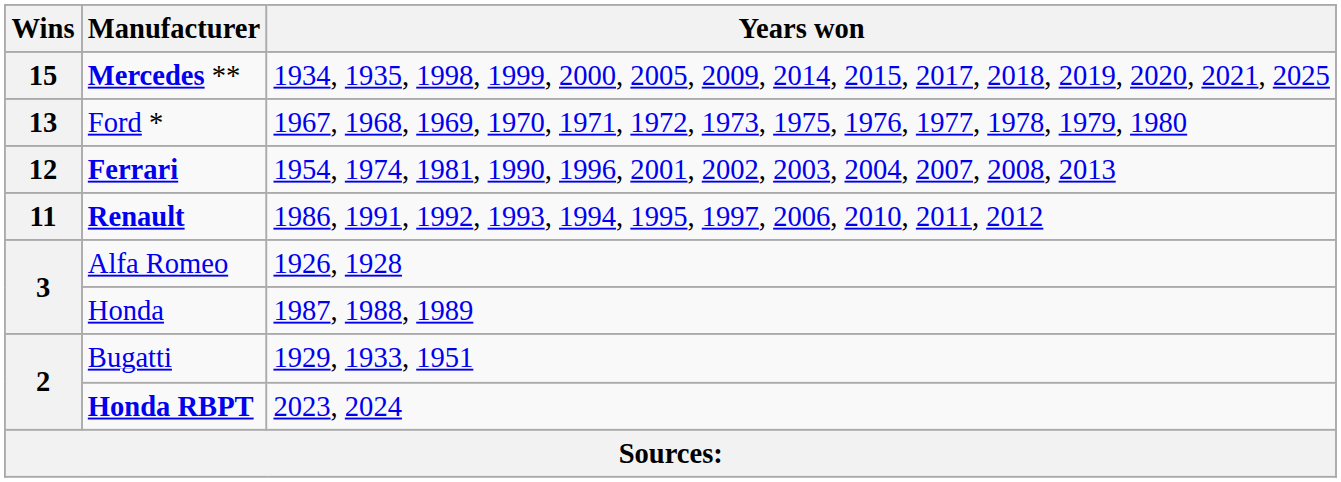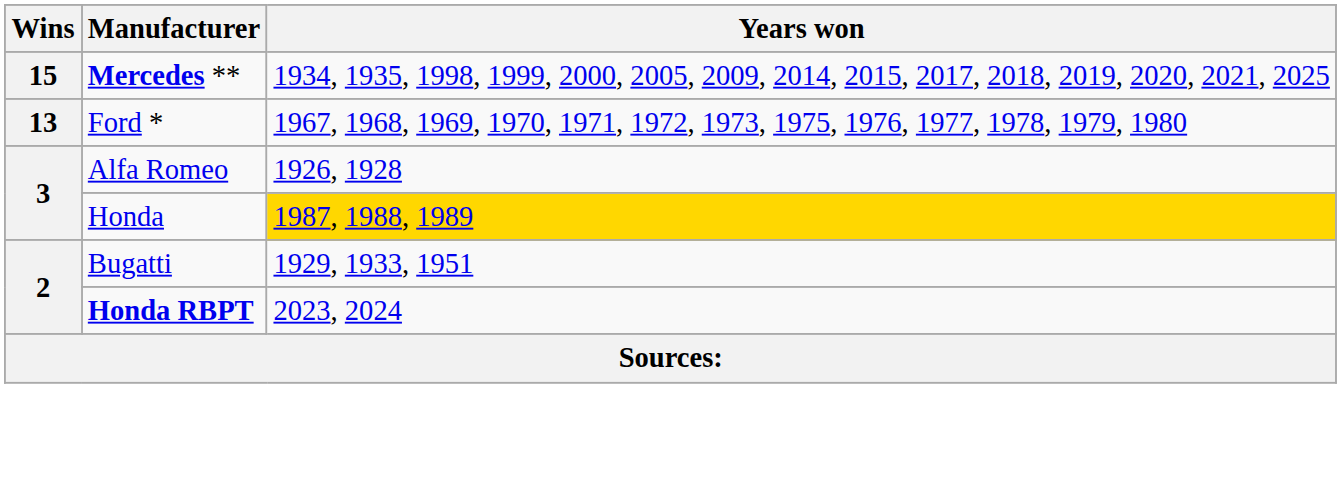- row: (133, 169)
- row: (136, 216)
(373, 310) no background -> (373, 216) gold background
